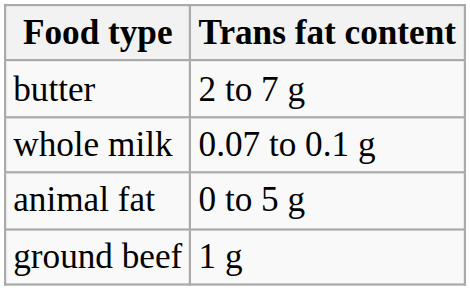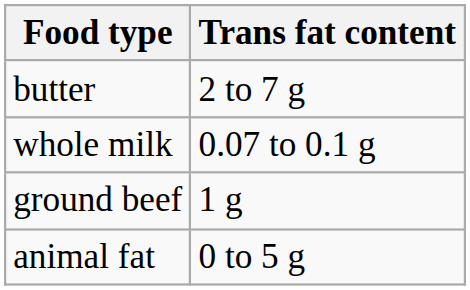rows swapped: (84, 199) <-> (98, 255)
